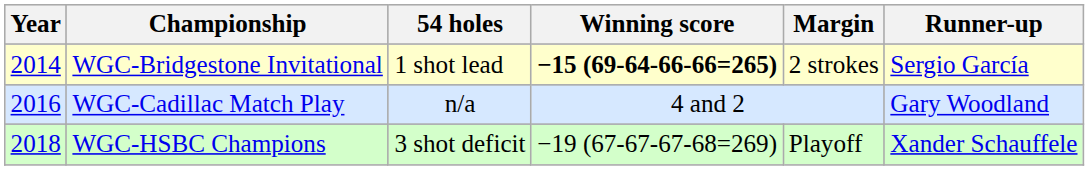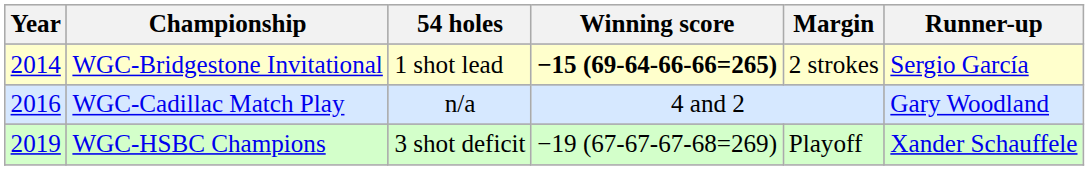(36, 143) 2018 -> (36, 143) 2019
